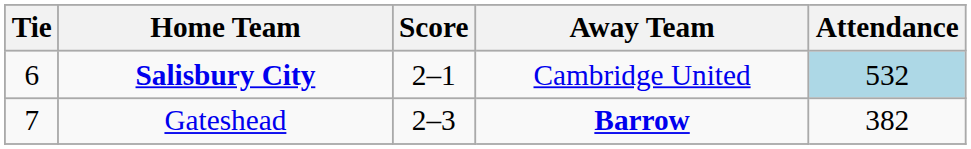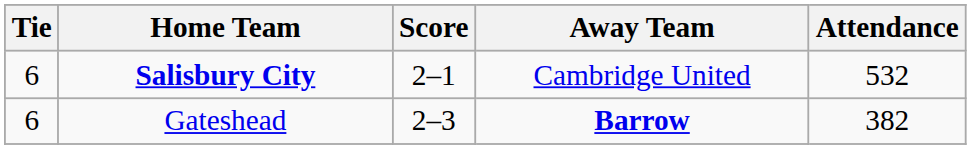(887, 74) lightblue background -> (887, 74) no background
(32, 120) 7 -> (32, 120) 6
